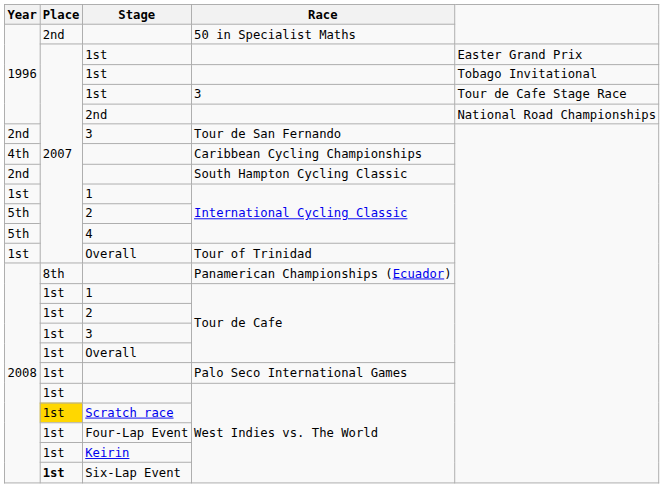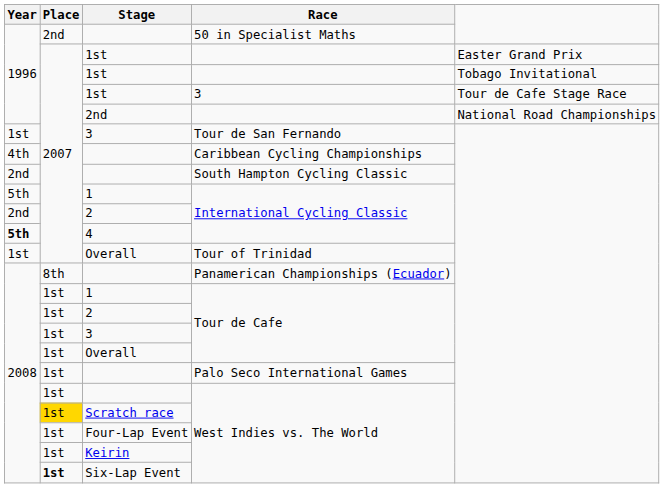(18, 134) 2nd -> (18, 134) 1st
(18, 194) 1st -> (18, 194) 5th
(18, 214) 5th -> (18, 214) 2nd
(18, 234) normal -> (18, 234) bold
